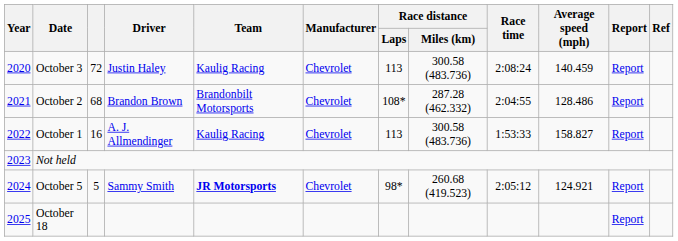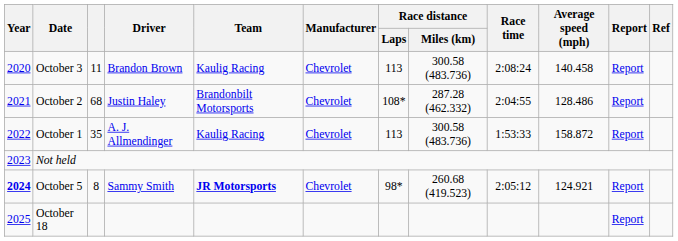(96, 68) 72 -> (96, 68) 11
(137, 68) Justin Haley -> (145, 68) Brandon Brown
(574, 68) 140.459 -> (574, 68) 140.458
(145, 101) Brandon Brown -> (137, 101) Justin Haley
(96, 134) 16 -> (96, 134) 35
(574, 134) 158.827 -> (574, 134) 158.872
(19, 187) normal -> (19, 187) bold
(96, 187) 5 -> (96, 187) 8
